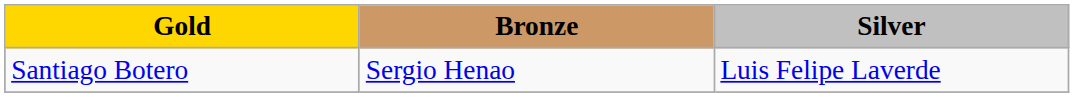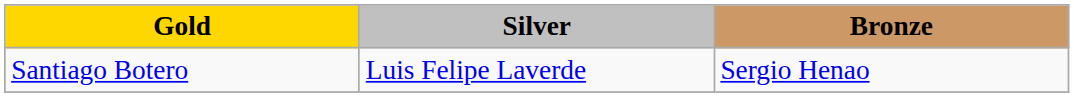columns swapped: (891, 26) <-> (537, 26)
